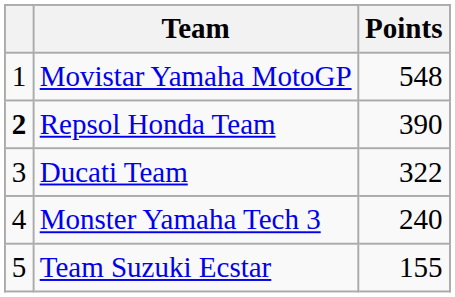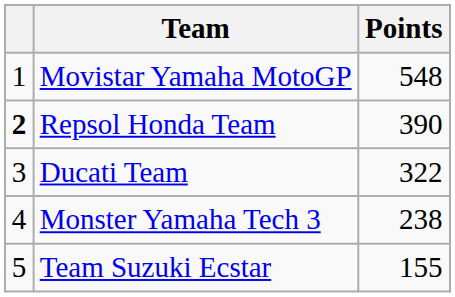(421, 220) 240 -> (421, 220) 238
